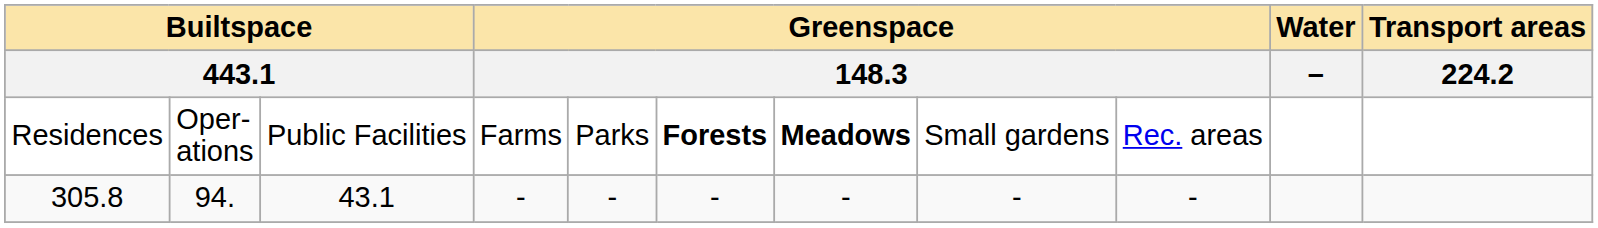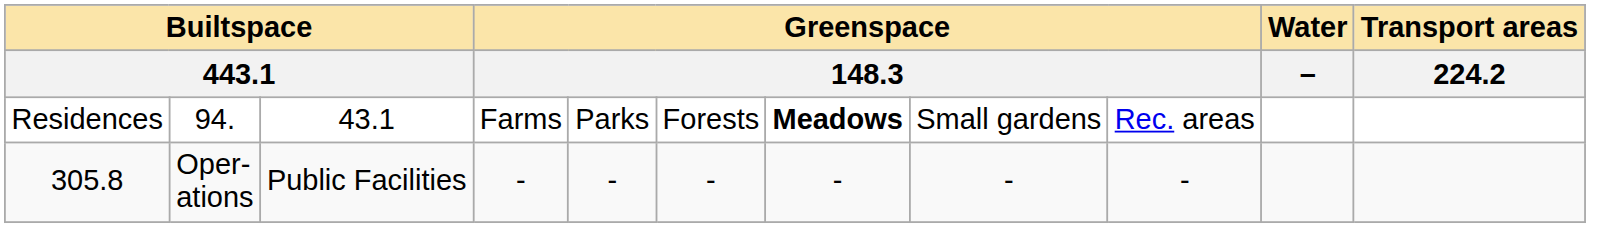(215, 135) Oper- ations -> (215, 119) 94.
(367, 135) Public Facilities -> (367, 119) 43.1
(715, 135) bold -> (711, 119) normal
(215, 197) 94. -> (215, 181) Oper- ations
(367, 197) 43.1 -> (367, 181) Public Facilities
